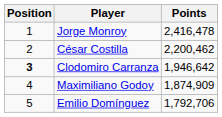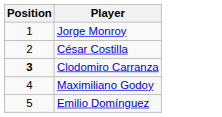- column: (189, 13)
